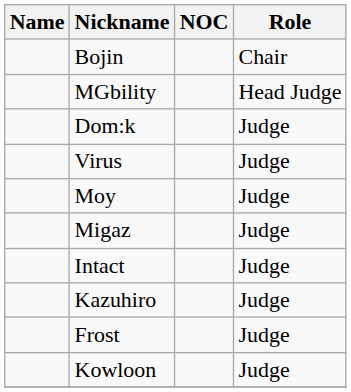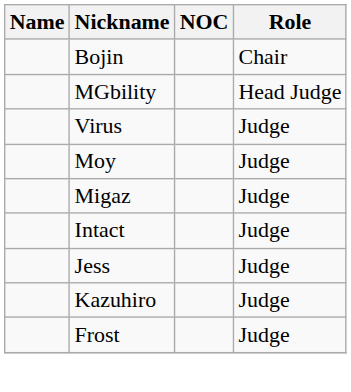- row: (105, 126)
+ row: (92, 265)
- row: (115, 369)
